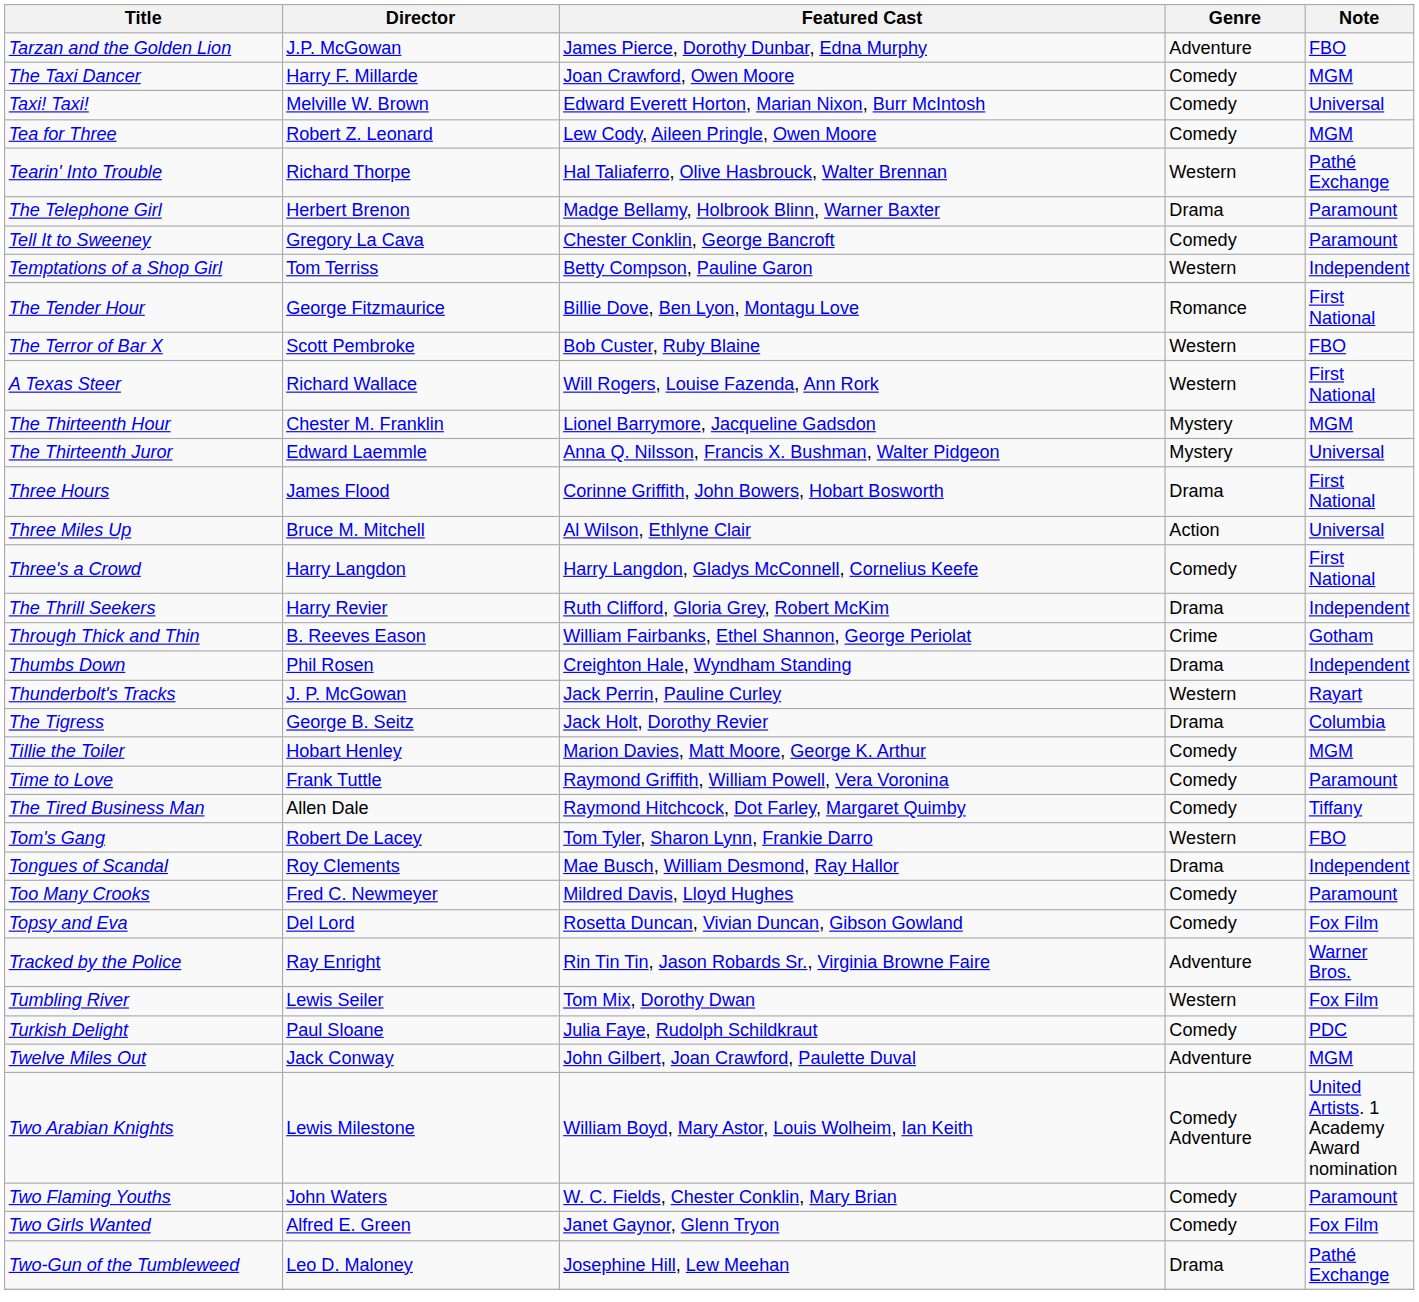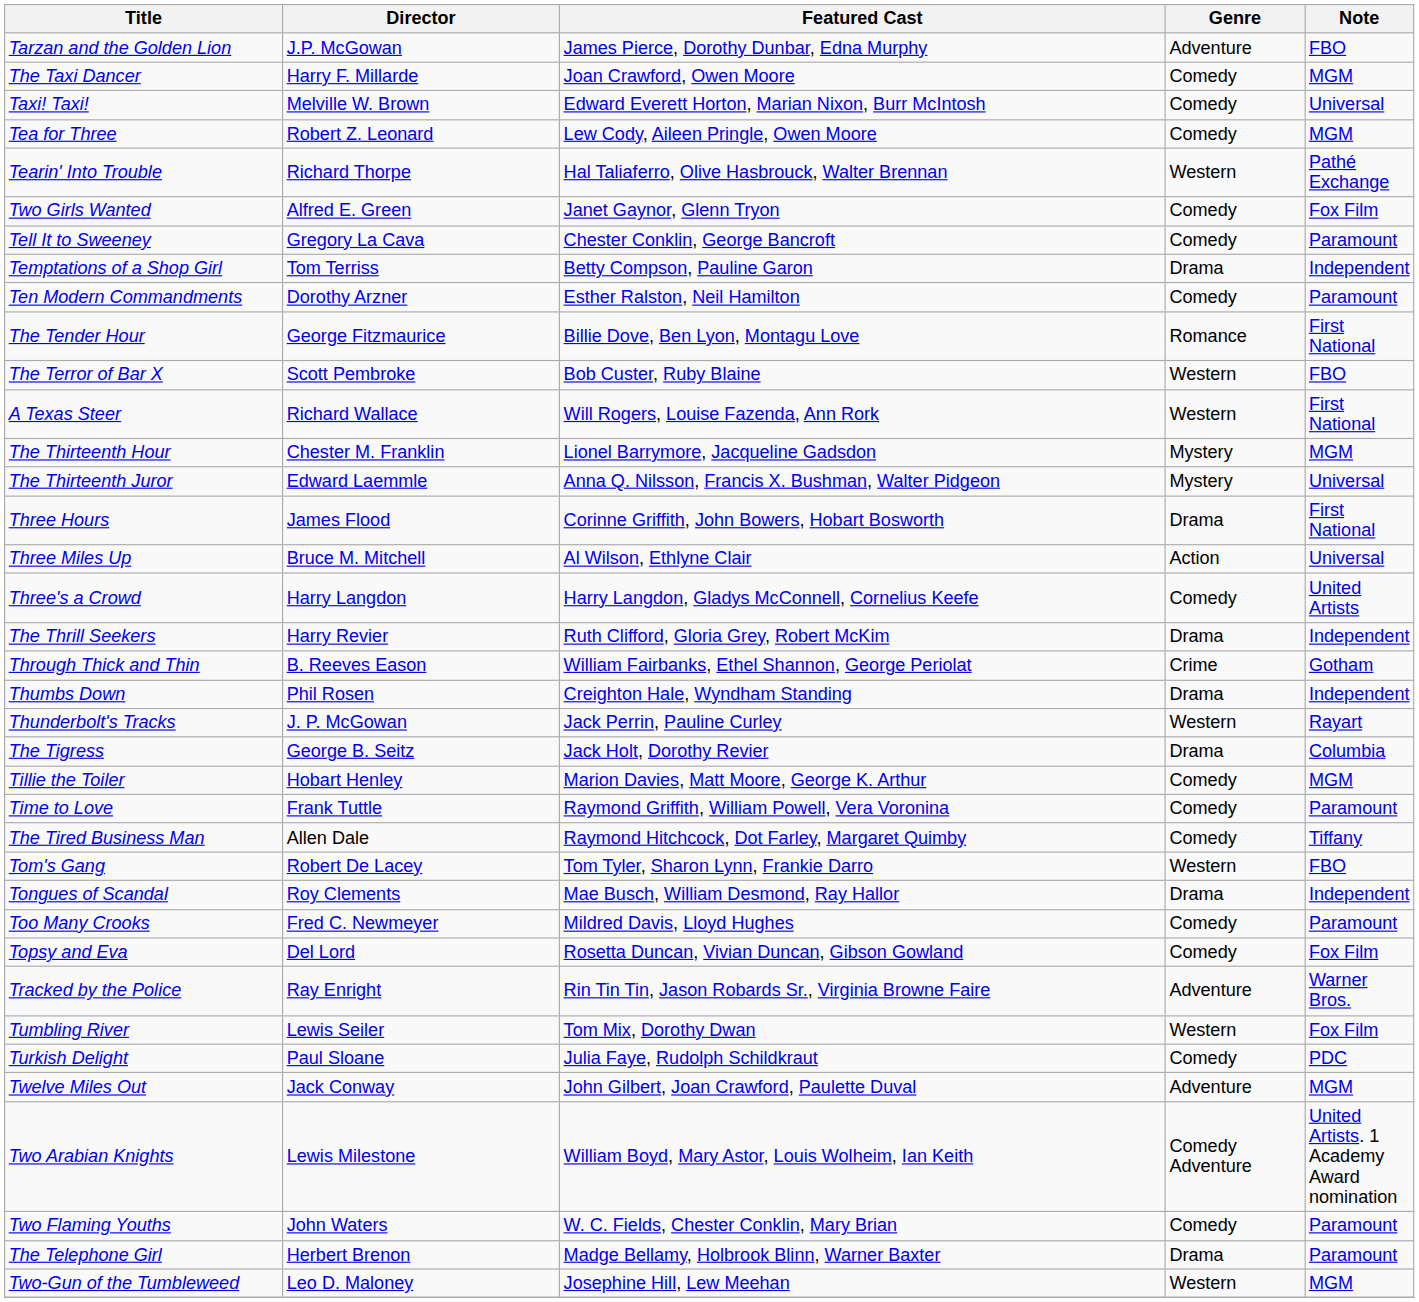rows swapped: (85, 211) <-> (80, 1225)
(1203, 268) Western -> (1197, 268) Drama
+ row: (125, 297)
(1342, 569) First National -> (1335, 597) United Artists
(1196, 1264) Drama -> (1203, 1283) Western
(1349, 1264) Pathé Exchange -> (1331, 1283) MGM
